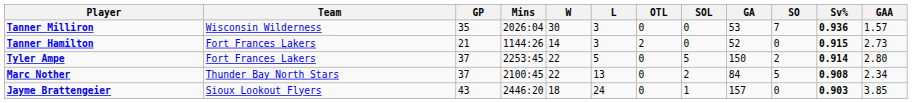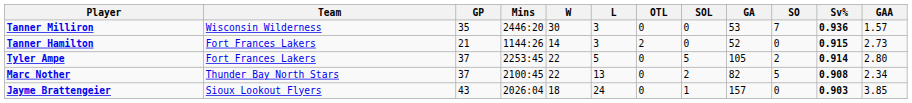(523, 28) 2026:04 -> (523, 28) 2446:20
(737, 59) 150 -> (737, 59) 105
(735, 75) 84 -> (735, 75) 82
(523, 91) 2446:20 -> (523, 91) 2026:04
